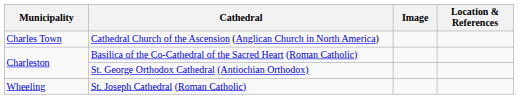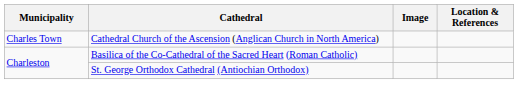- row: (169, 86)
